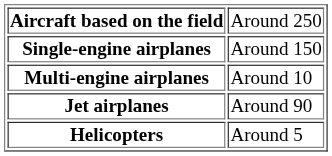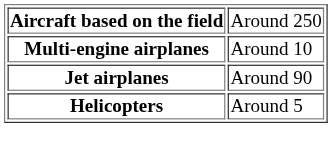- row: (117, 49)
